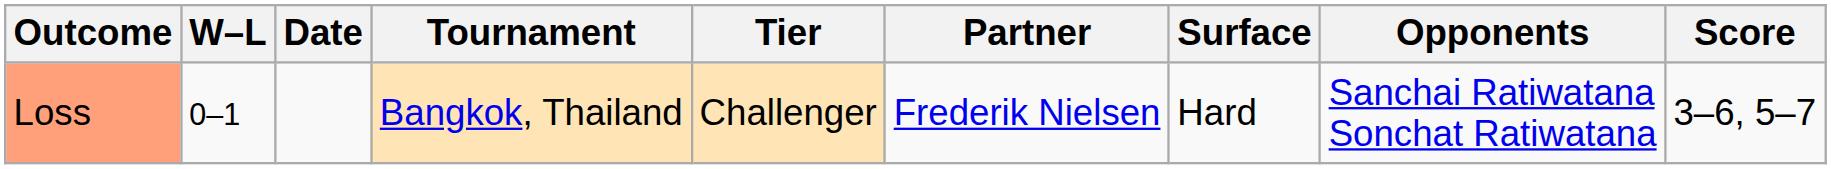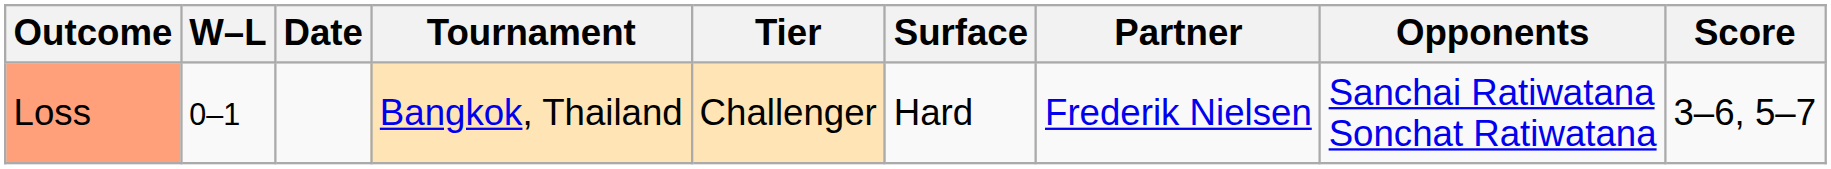columns swapped: (1245, 33) <-> (1027, 33)
